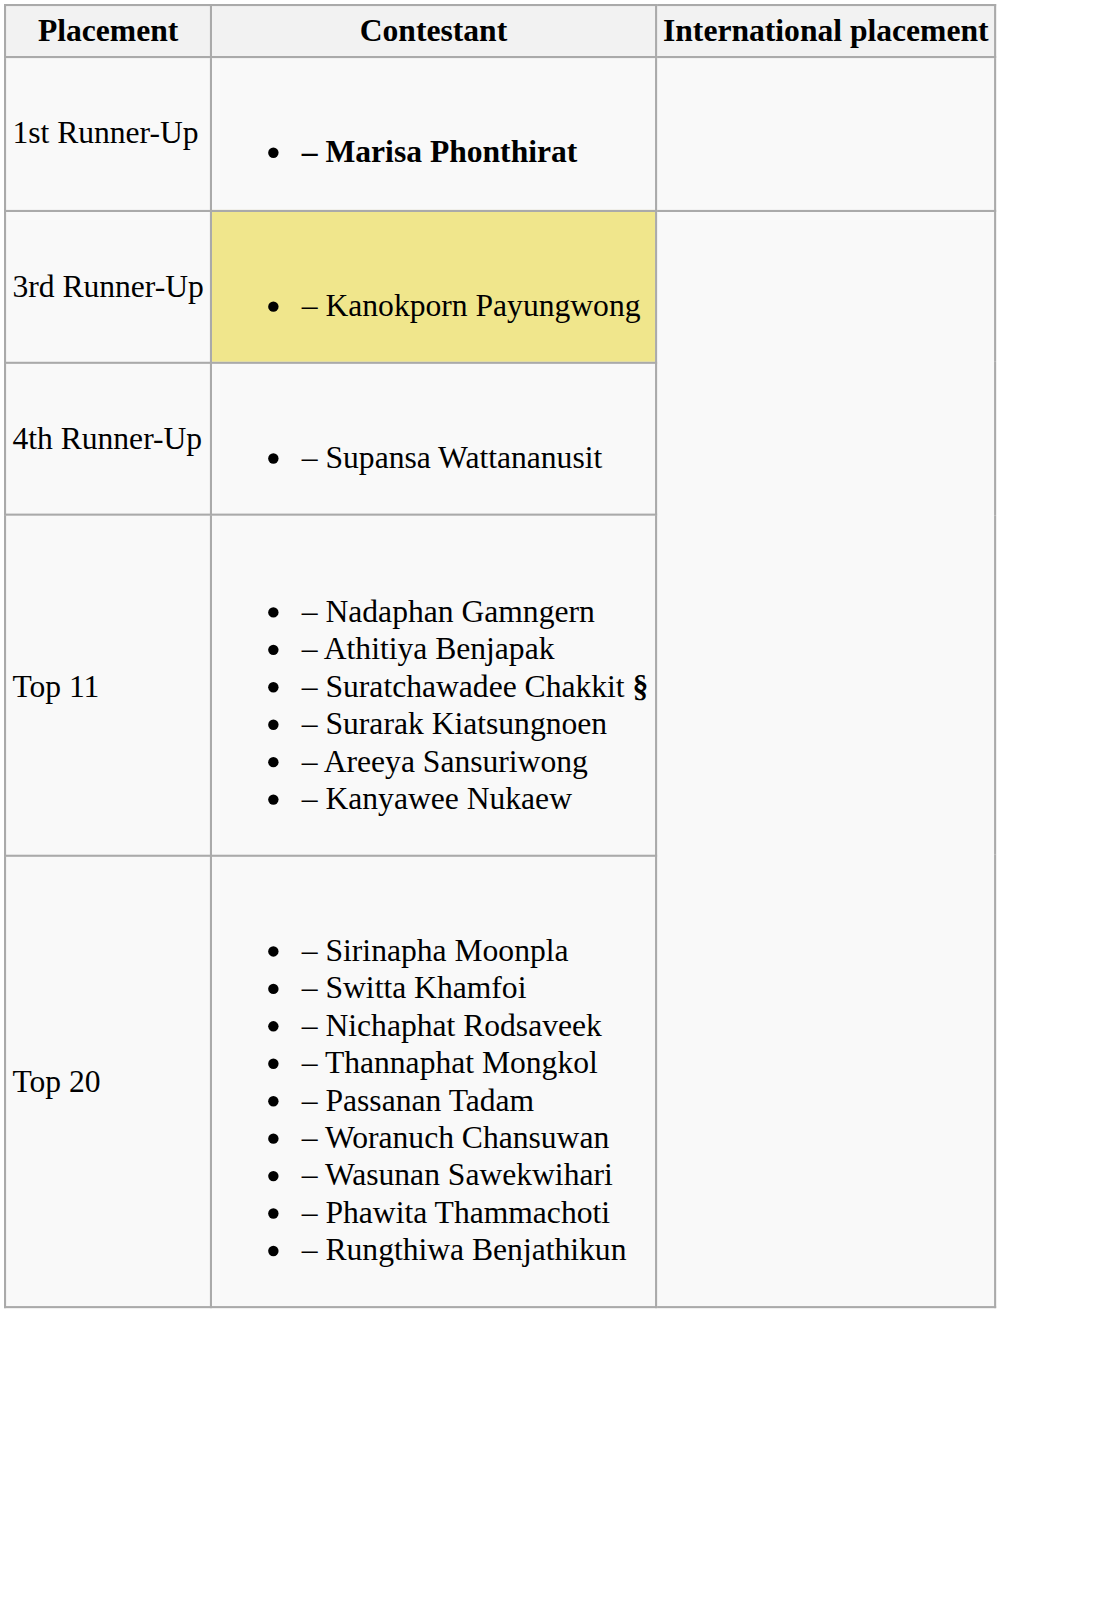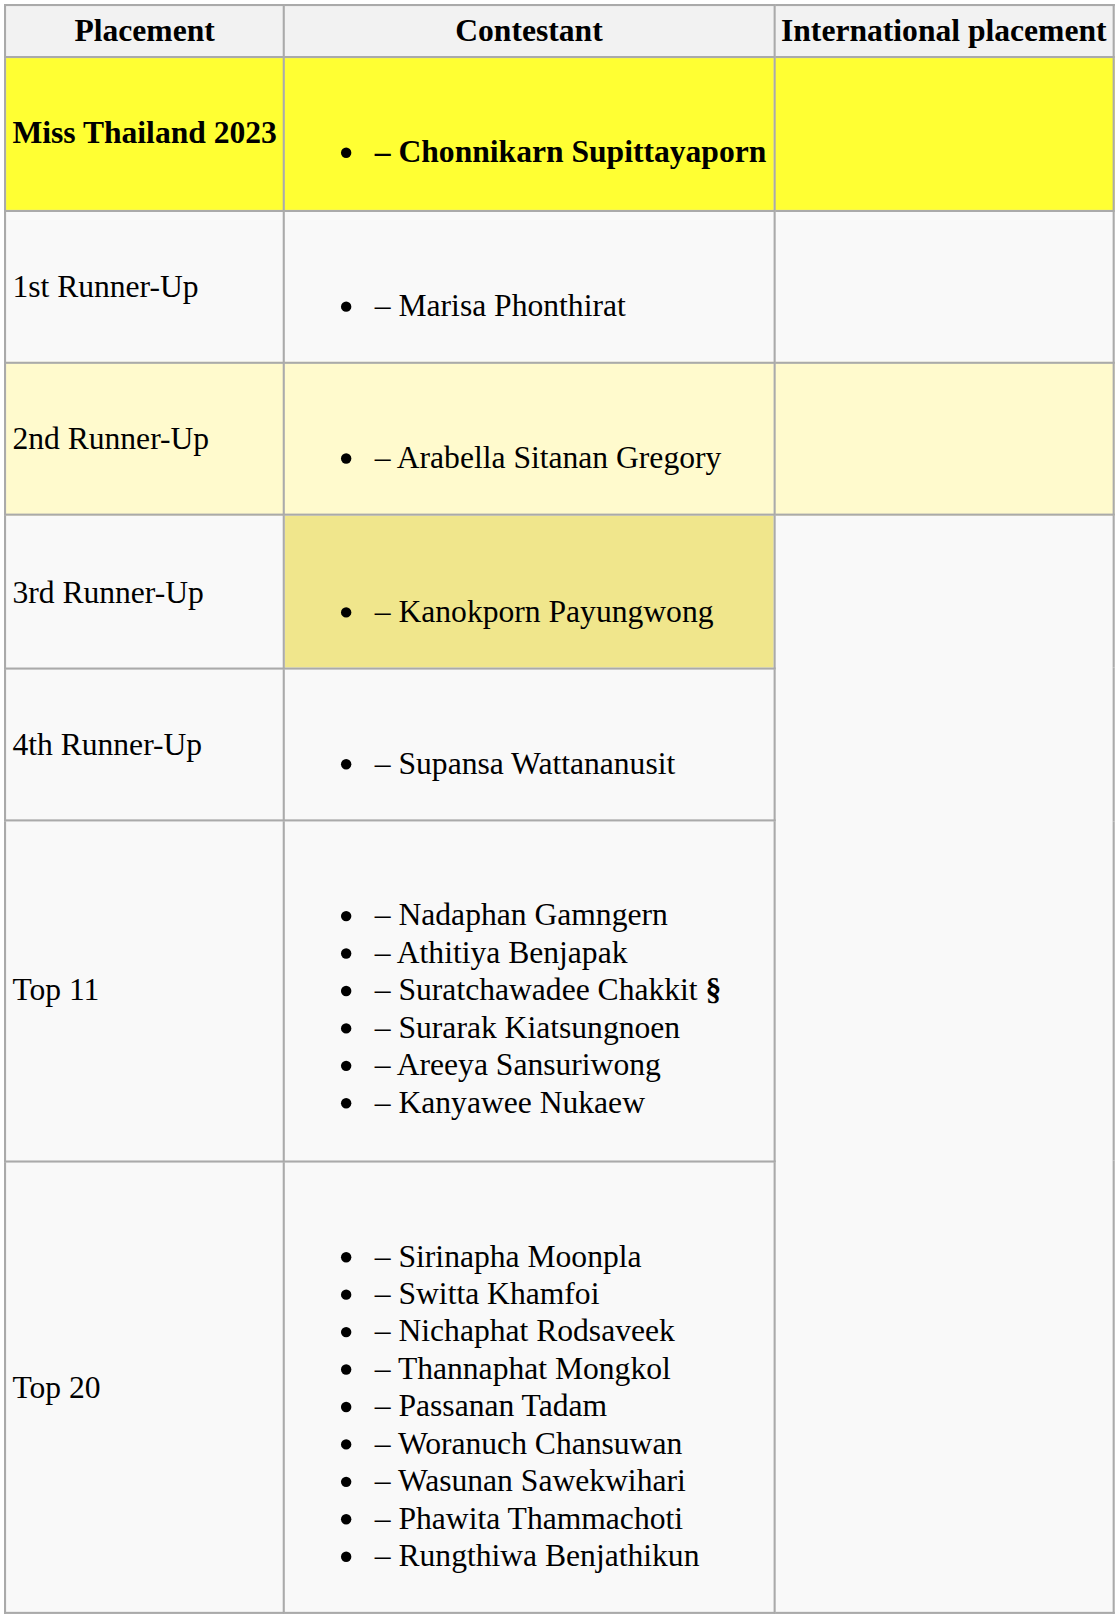+ row: (145, 133)
(433, 152) bold -> (529, 305) normal
+ row: (111, 438)
